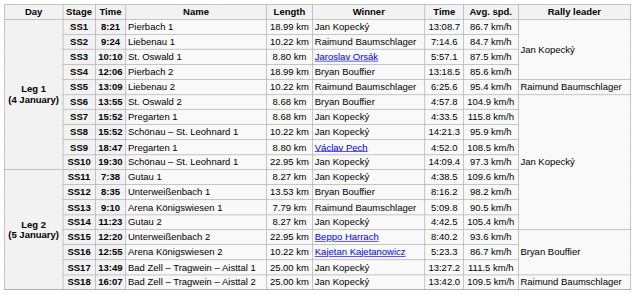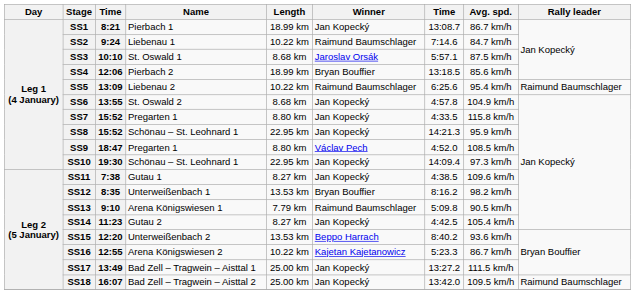(289, 57) 8.80 km -> (289, 57) 8.68 km
(345, 102) Bryan Bouffier -> (342, 102) Jan Kopecký
(289, 117) 8.68 km -> (289, 117) 8.80 km
(289, 132) 10.22 km -> (289, 132) 22.95 km
(289, 237) 22.95 km -> (289, 237) 13.53 km
